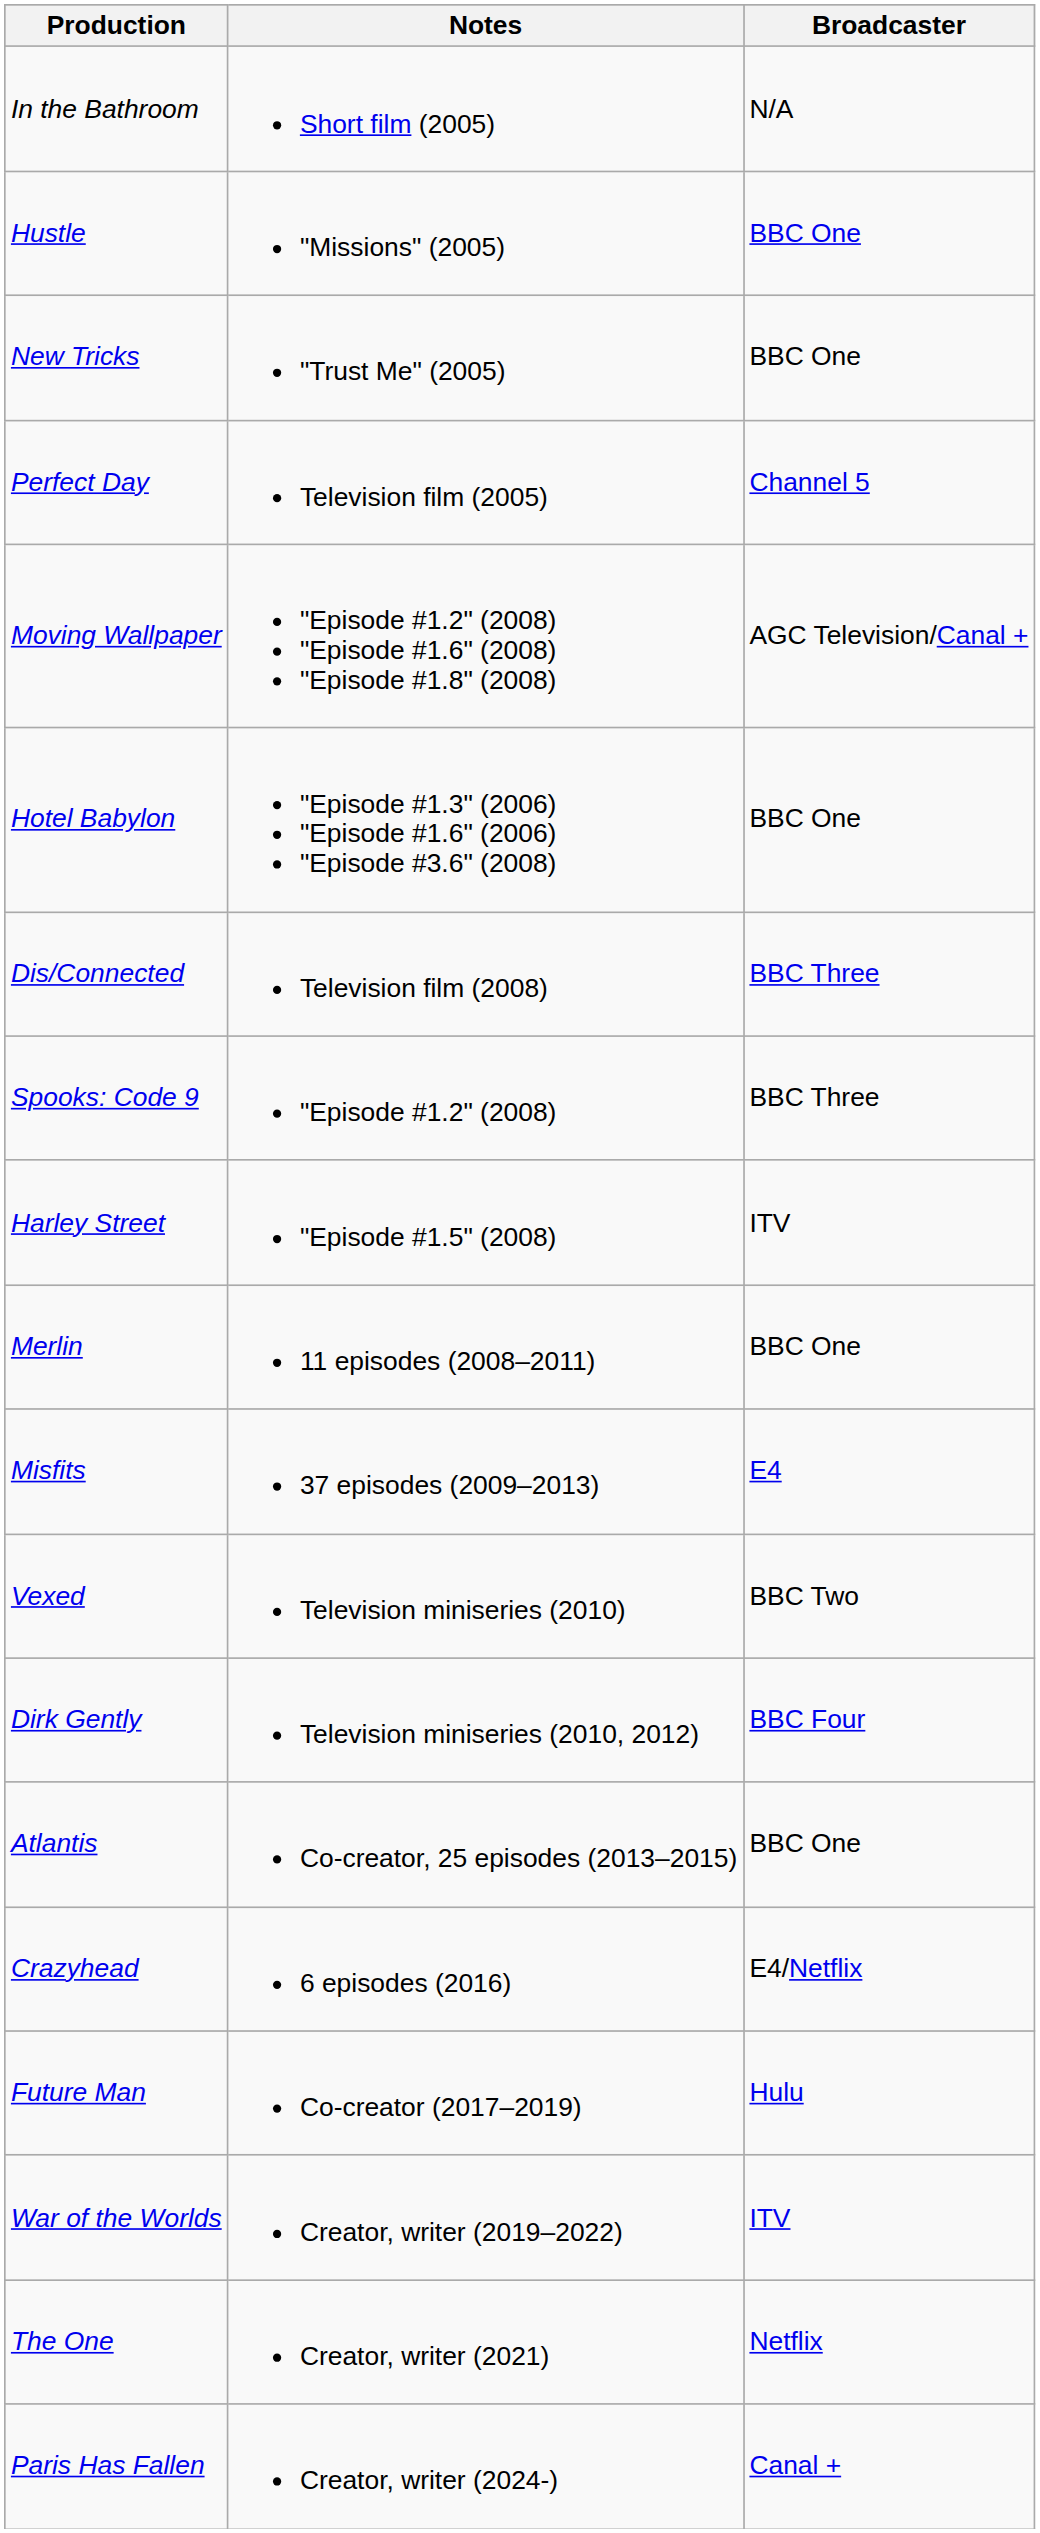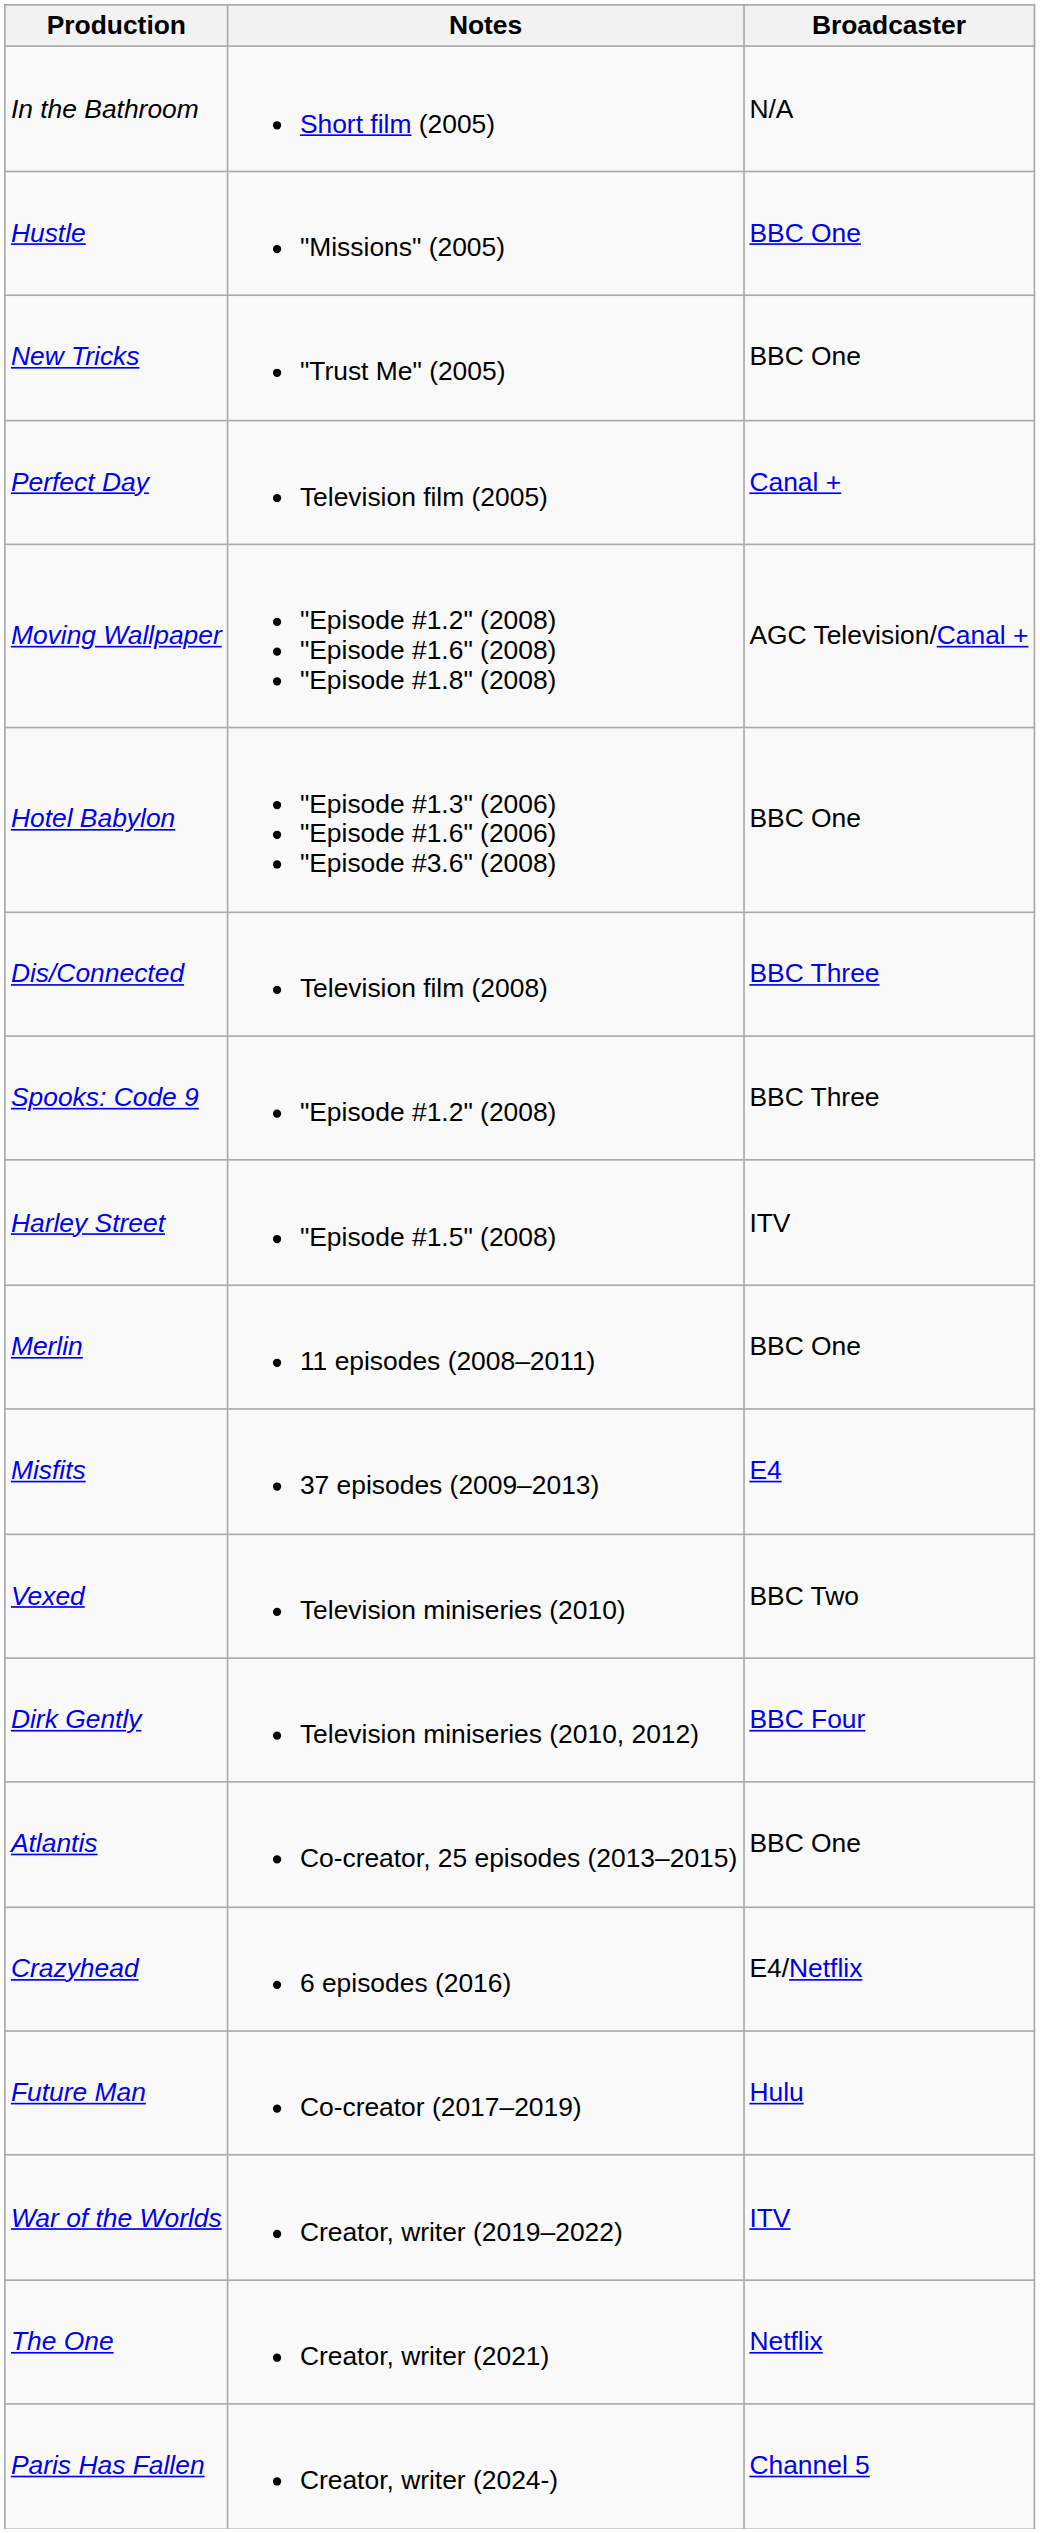(810, 481) Channel 5 -> (795, 481) Canal +
(795, 2465) Canal + -> (810, 2465) Channel 5
